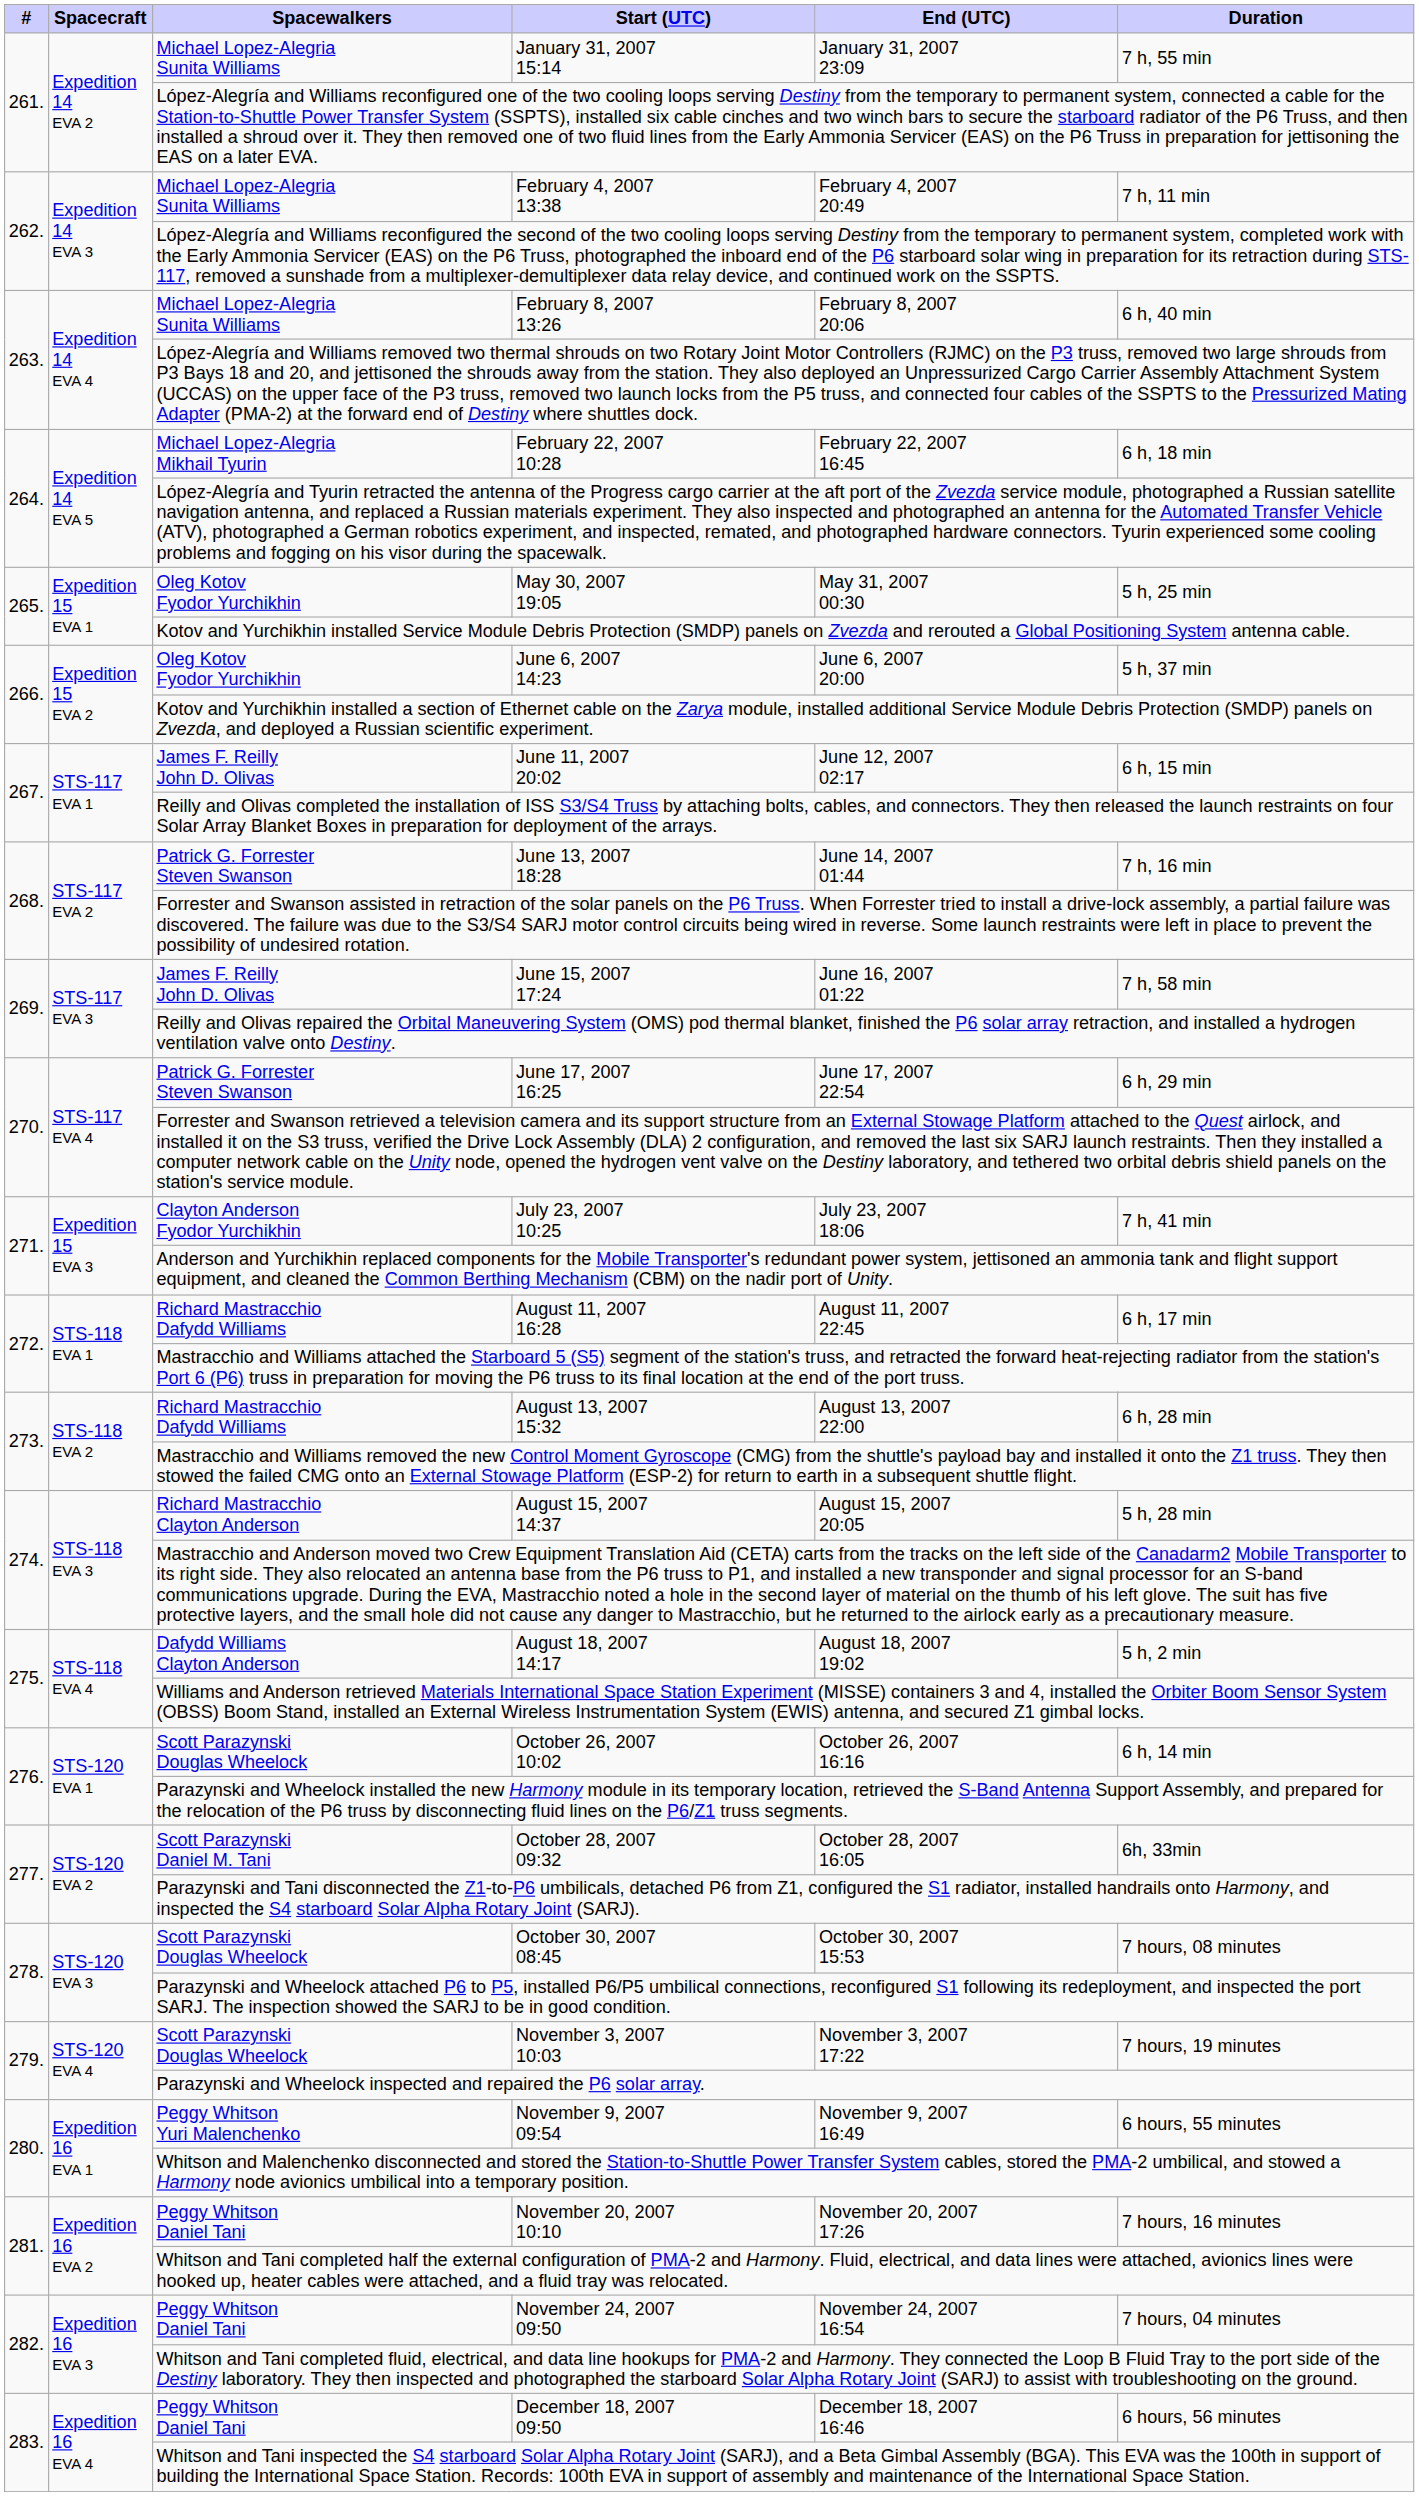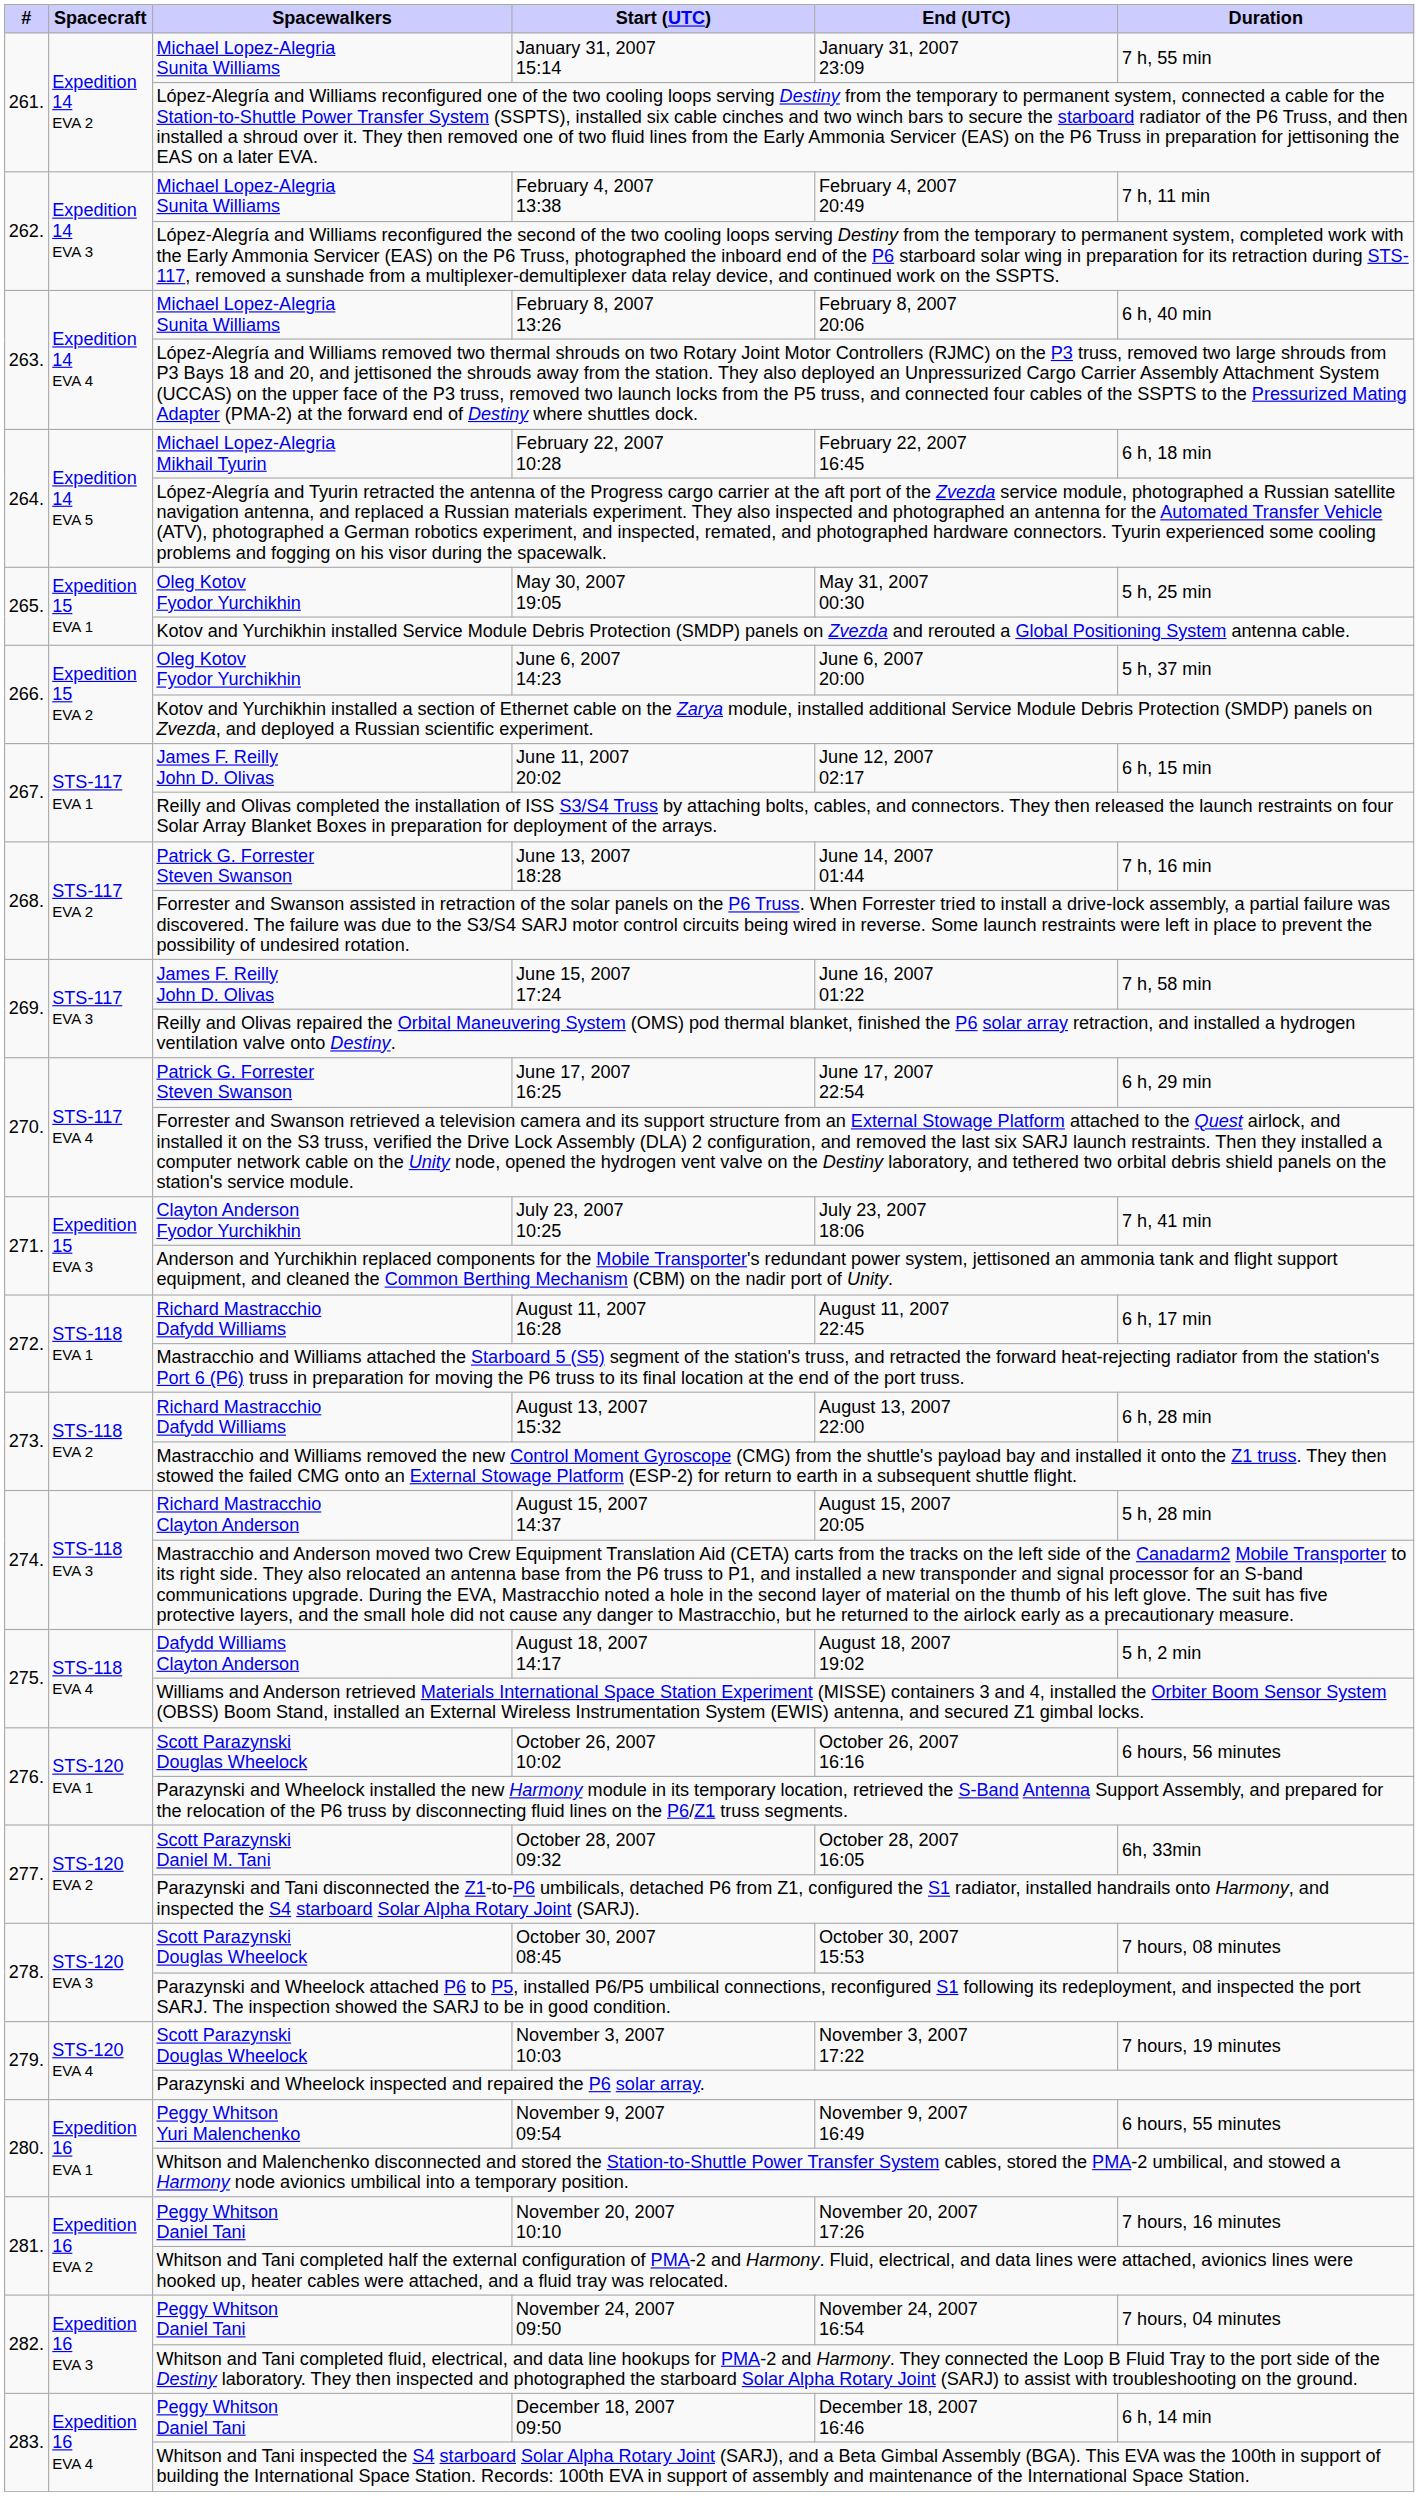(1167, 1751) 6 h, 14 min -> (1201, 1751) 6 hours, 56 minutes
(1201, 2417) 6 hours, 56 minutes -> (1167, 2417) 6 h, 14 min
